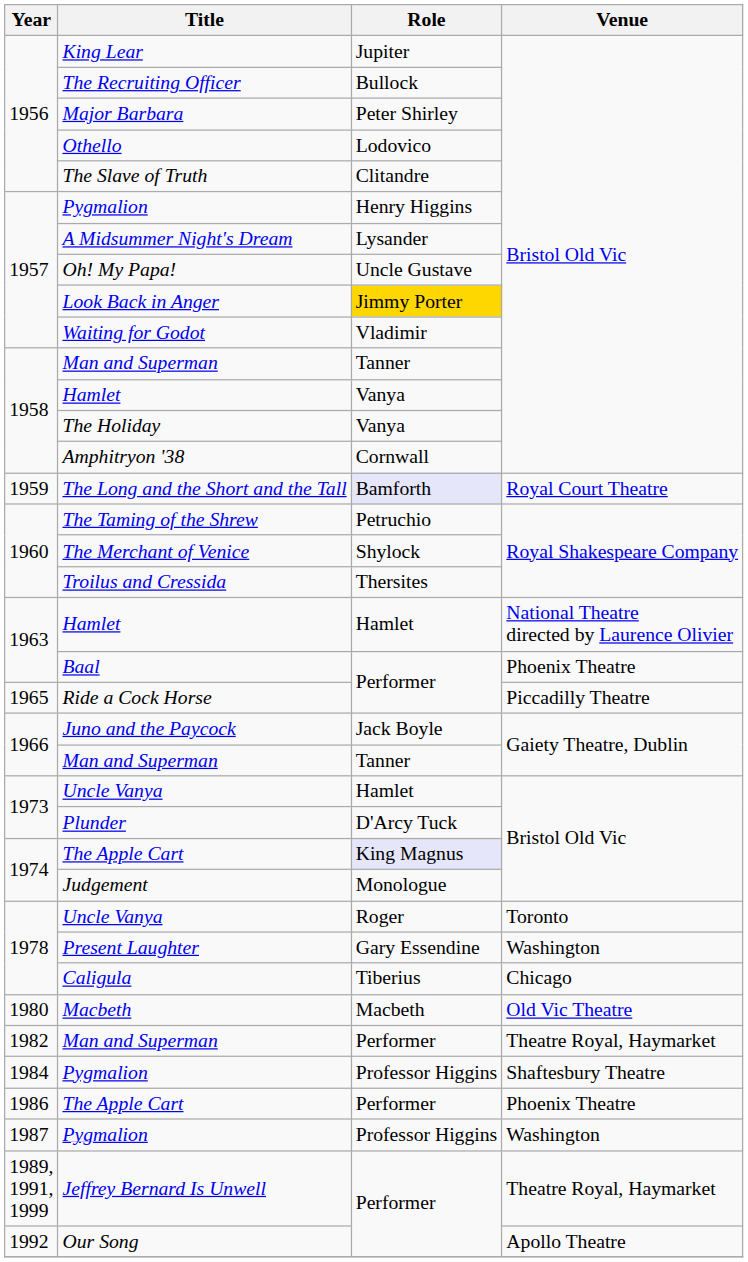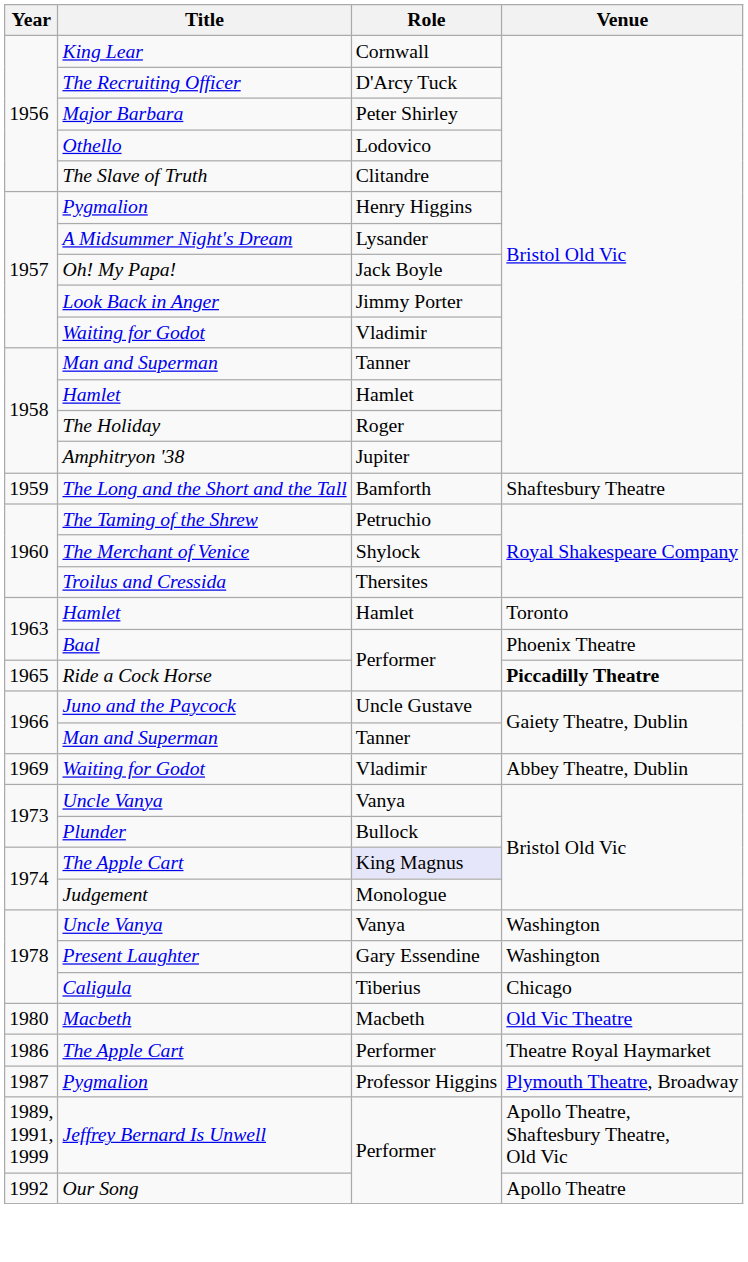(382, 51) Jupiter -> (392, 51) Cornwall
(387, 82) Bullock -> (406, 82) D'Arcy Tuck
(414, 269) Uncle Gustave -> (399, 269) Jack Boyle
(409, 301) gold background -> (409, 301) no background
(380, 394) Vanya -> (385, 394) Hamlet
(380, 425) Vanya -> (380, 425) Roger
(392, 457) Cornwall -> (382, 457) Jupiter
(393, 488) lavender background -> (393, 488) no background
(587, 488) Royal Court Theatre -> (586, 488) Shaftesbury Theatre
(620, 624) National Theatre directed by Laurence Olivier -> (537, 613) Toronto
(578, 697) normal -> (583, 675) bold
(399, 728) Jack Boyle -> (414, 706) Uncle Gustave
+ row: (29, 769)
(385, 791) Hamlet -> (380, 800) Vanya
(406, 822) D'Arcy Tuck -> (387, 831) Bullock
(380, 916) Roger -> (380, 925) Vanya
(537, 916) Toronto -> (553, 925) Washington
- row: (29, 1041)
- row: (29, 1072)
(571, 1103) Phoenix Theatre -> (609, 1050) Theatre Royal Haymarket
(553, 1134) Washington -> (622, 1081) Plymouth Theatre, Broadway
(611, 1187) Theatre Royal, Haymarket -> (588, 1134) Apollo Theatre, Shaftesbury Theatre, Old Vic
